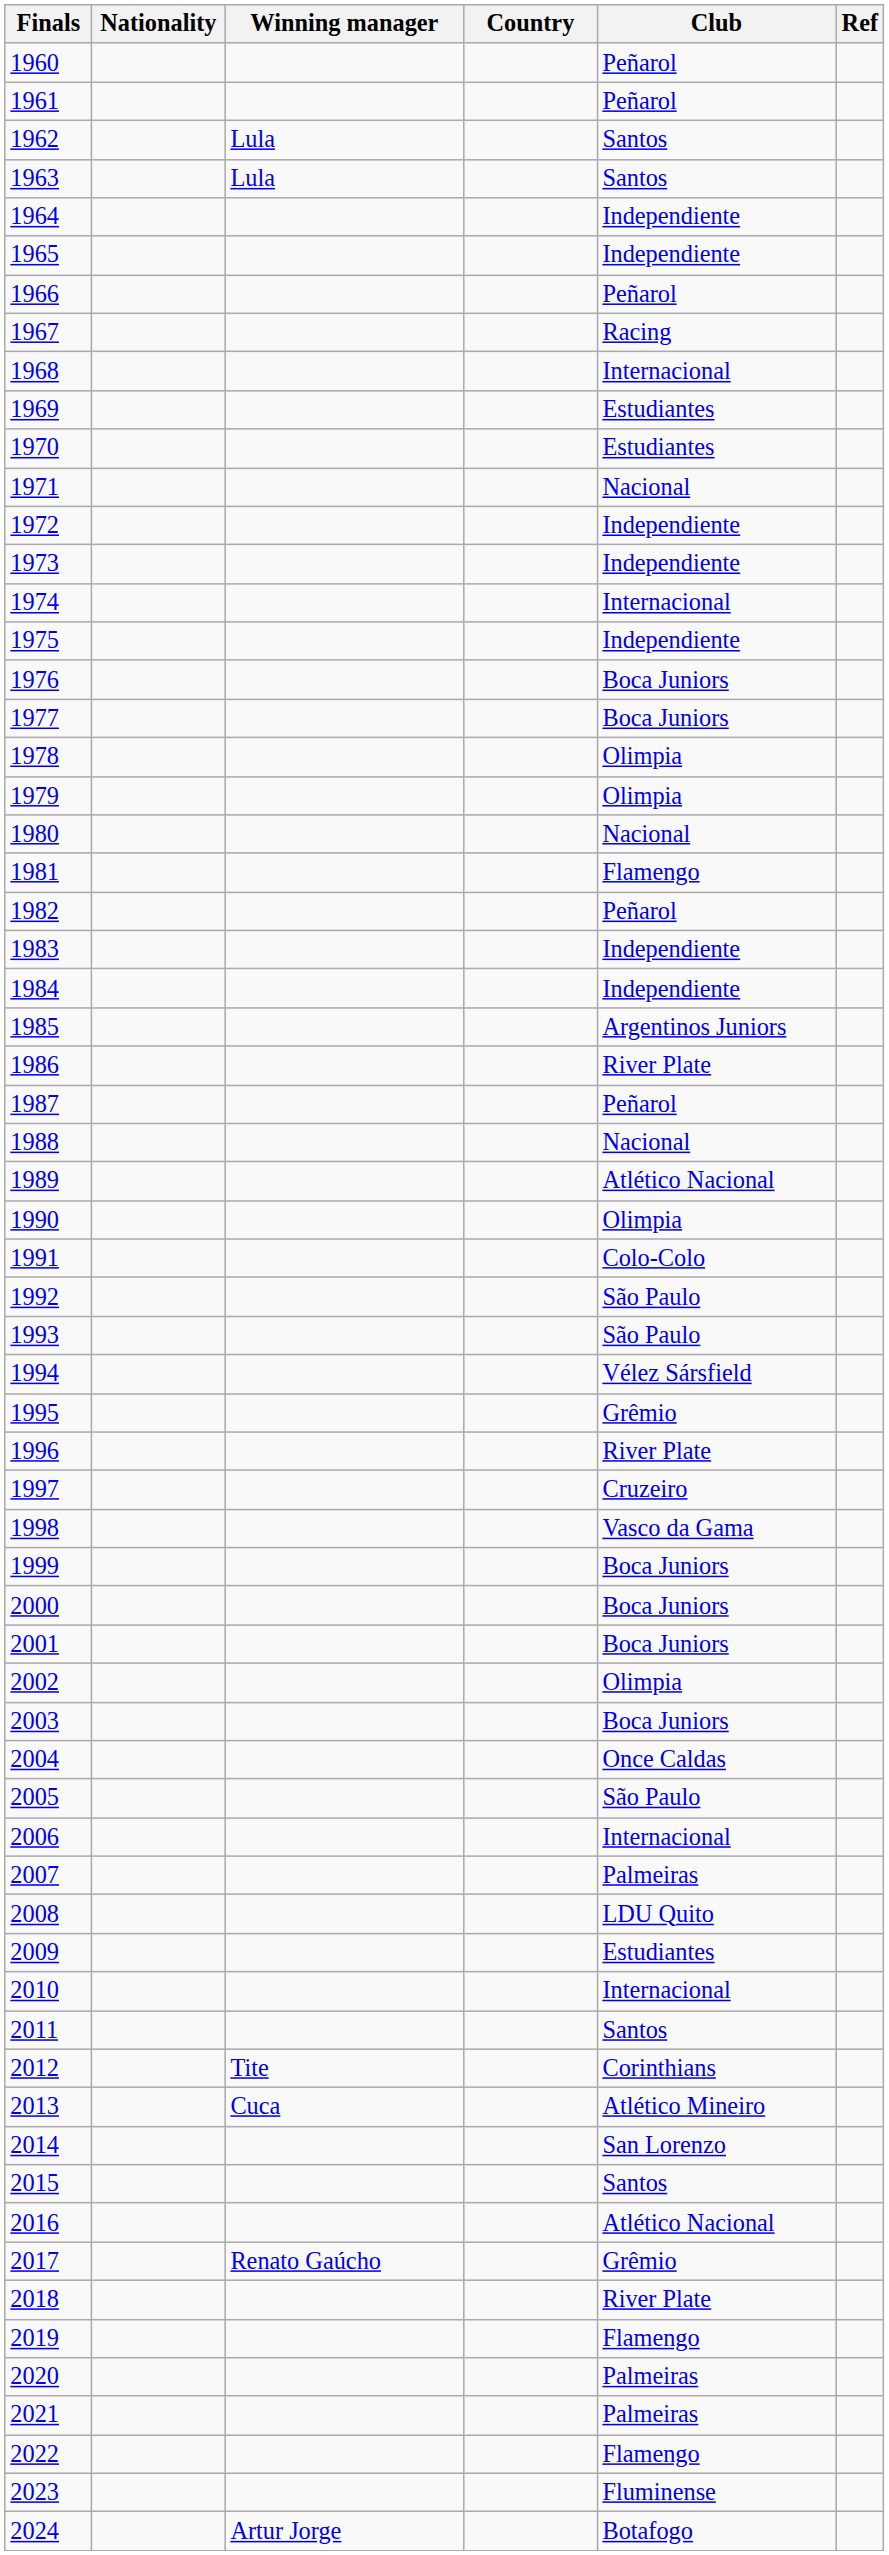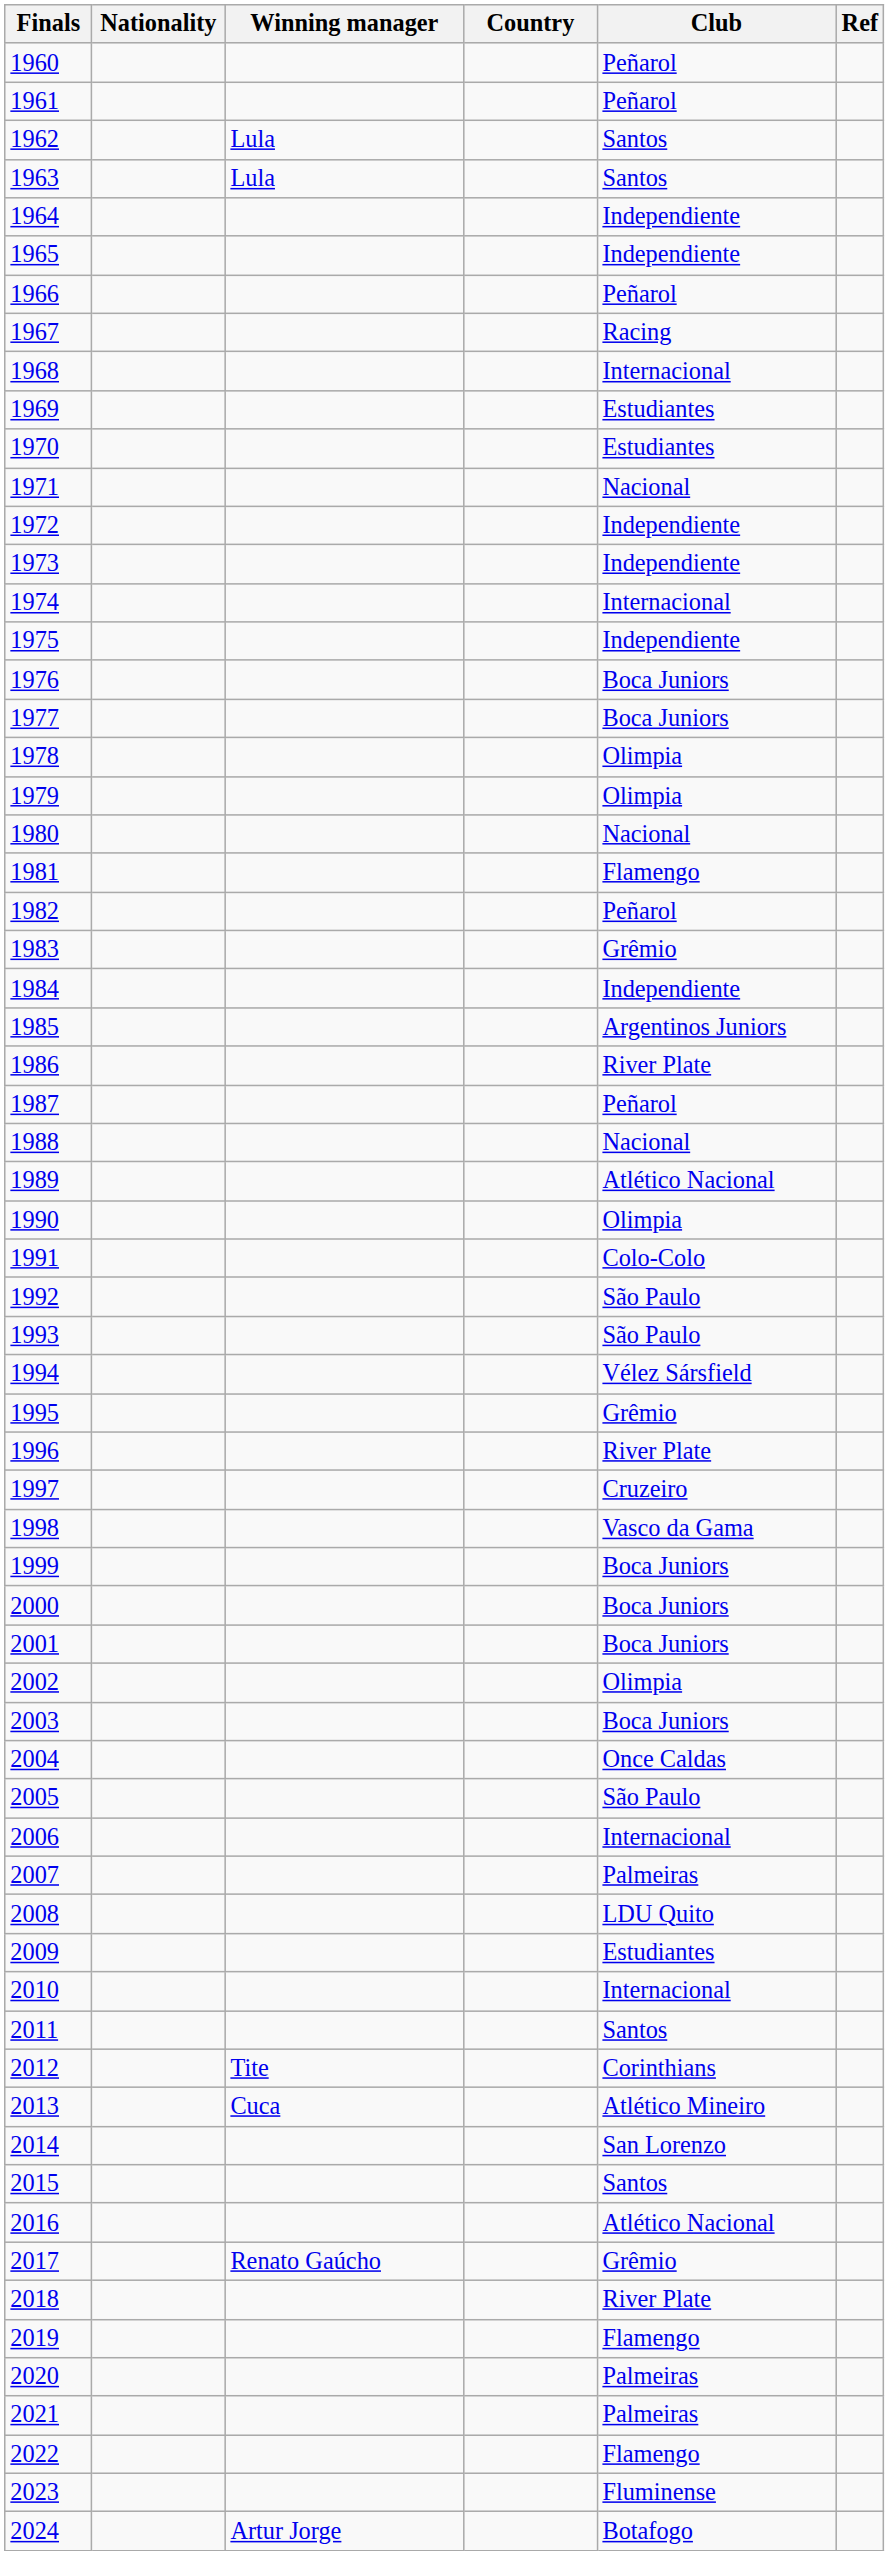(671, 949) Independiente -> (640, 949) Grêmio
